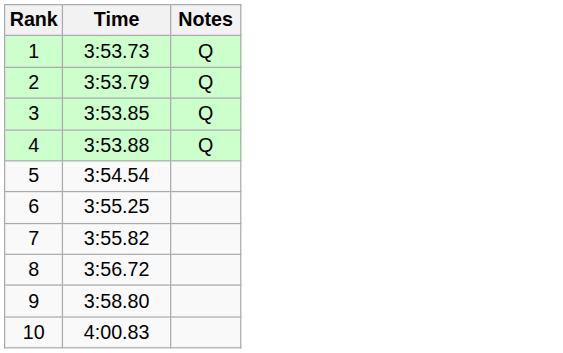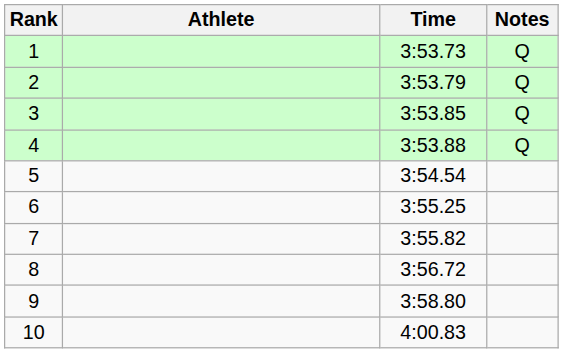+ column: (221, 20)
